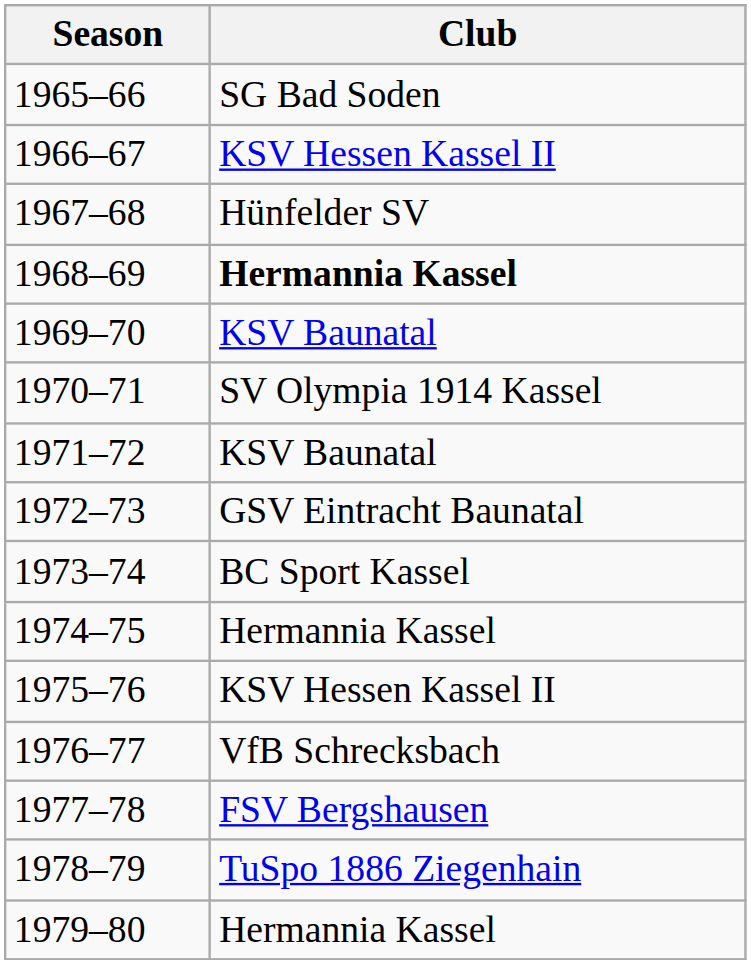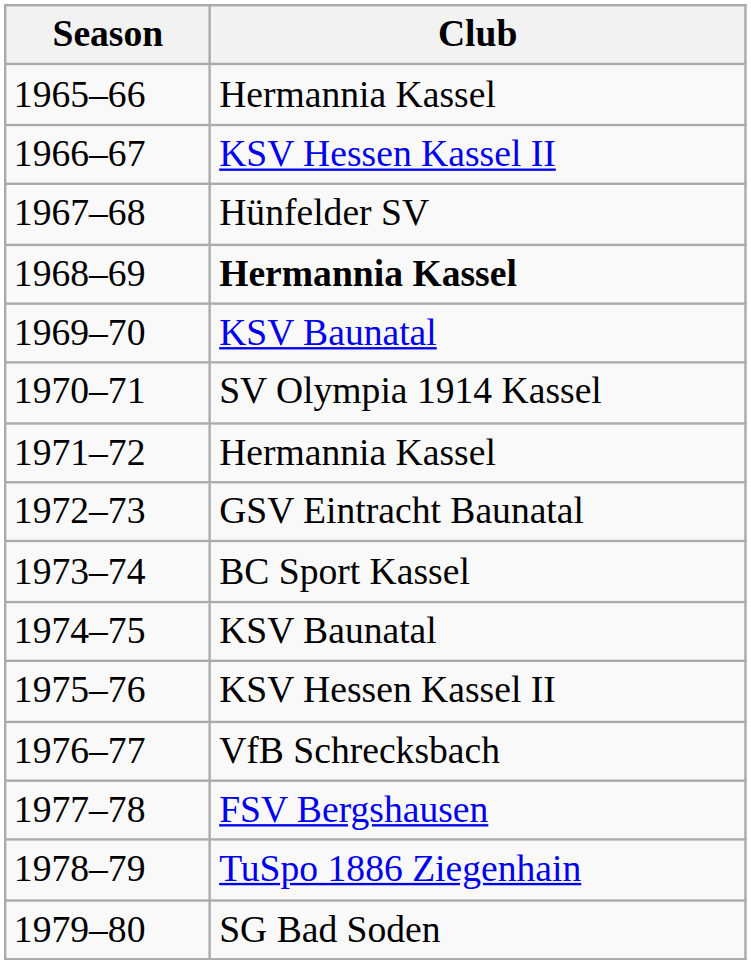(330, 93) SG Bad Soden -> (358, 93) Hermannia Kassel
(328, 451) KSV Baunatal -> (358, 451) Hermannia Kassel
(358, 630) Hermannia Kassel -> (328, 630) KSV Baunatal
(358, 928) Hermannia Kassel -> (330, 928) SG Bad Soden
